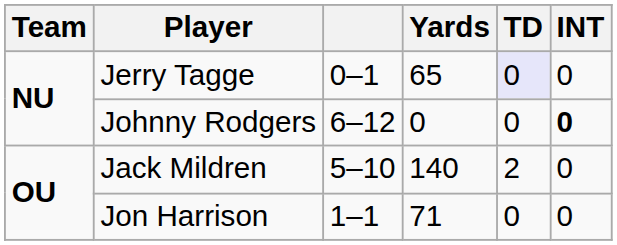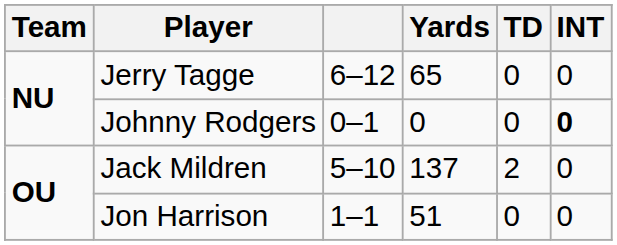(354, 74) 0–1 -> (363, 74) 6–12
(512, 74) lavender background -> (512, 74) no background
(363, 121) 6–12 -> (354, 121) 0–1
(434, 168) 140 -> (434, 168) 137
(426, 215) 71 -> (426, 215) 51
